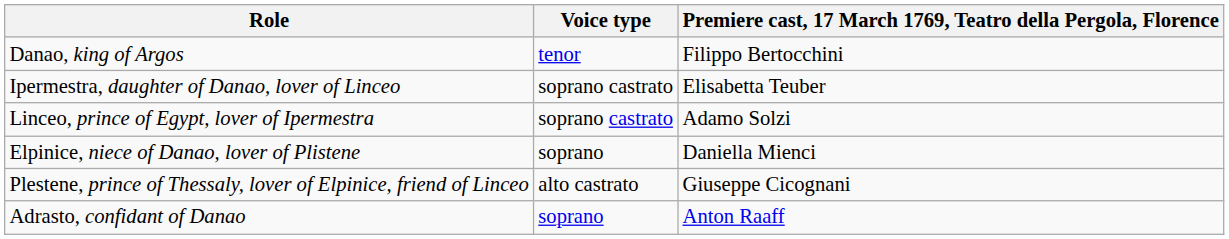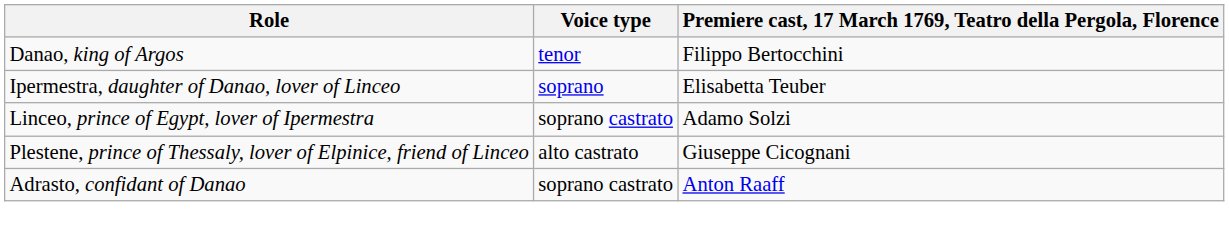(606, 86) soprano castrato -> (571, 86) soprano
- row: (185, 151)
(571, 217) soprano -> (606, 184) soprano castrato
